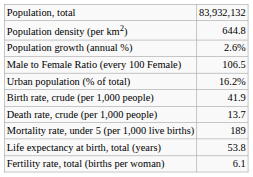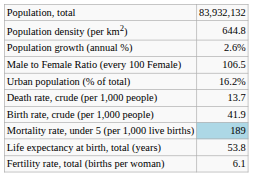rows swapped: (80, 98) <-> (82, 114)
(238, 131) no background -> (238, 131) lightblue background
